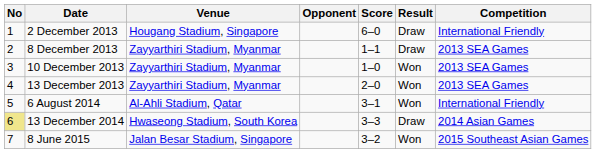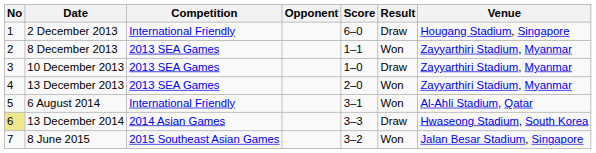columns swapped: (213, 13) <-> (513, 13)
(411, 49) Draw -> (392, 49) Won
(410, 67) Won -> (394, 67) Draw
